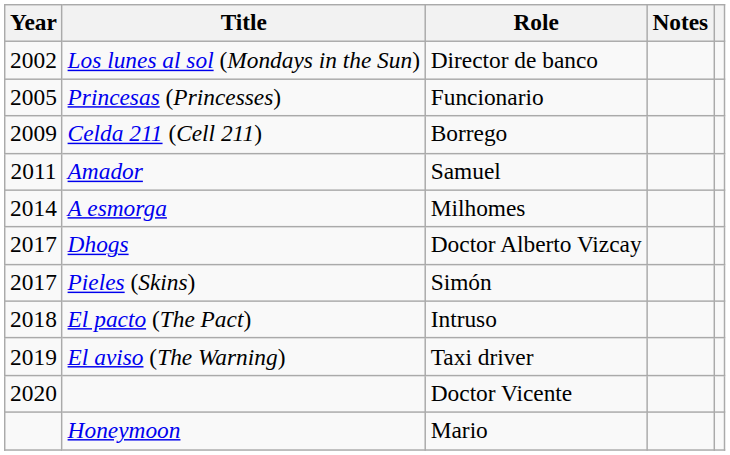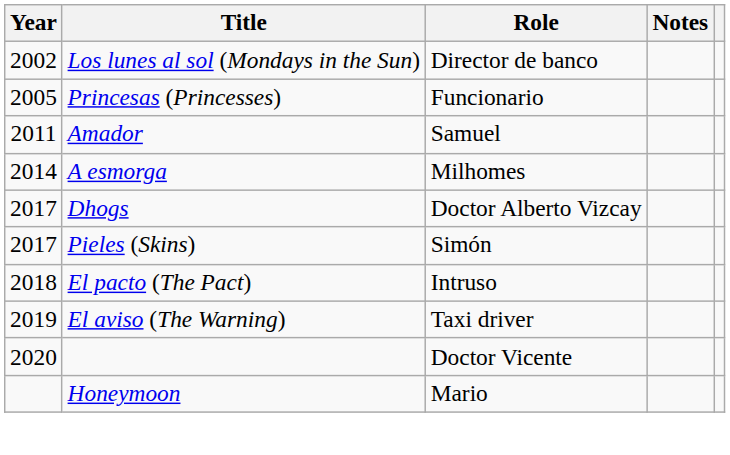- row: (165, 134)
